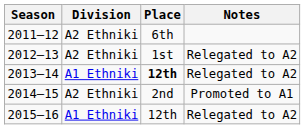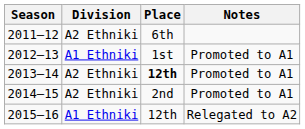(101, 54) A2 Ethniki -> (101, 54) A1 Ethniki
(242, 54) Relegated to A2 -> (242, 54) Promoted to A1
(101, 74) A1 Ethniki -> (101, 74) A2 Ethniki
(242, 74) Relegated to A2 -> (242, 74) Promoted to A1
